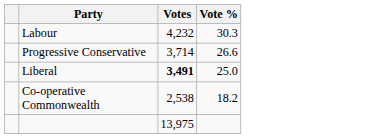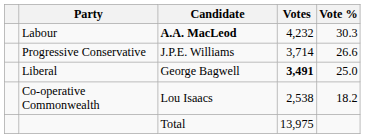+ column: (218, 14)
